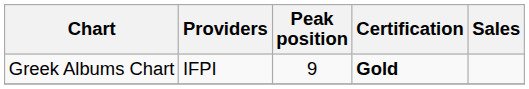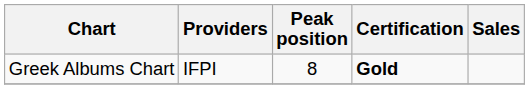(312, 68) 9 -> (312, 68) 8
